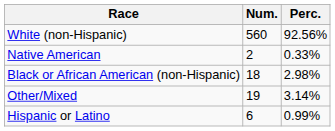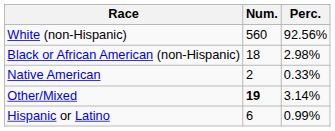rows swapped: (124, 75) <-> (54, 55)
(253, 95) normal -> (253, 95) bold
